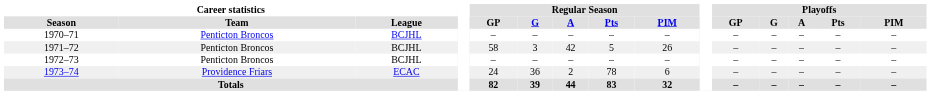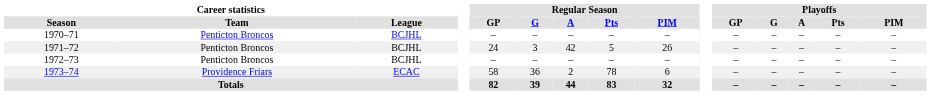(493, 47) 58 -> (493, 47) 24
(493, 72) 24 -> (493, 72) 58
